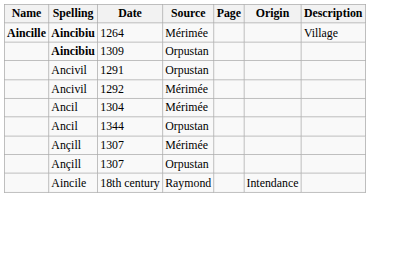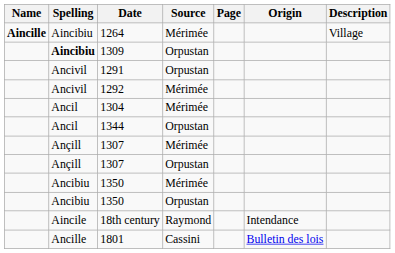(73, 32) bold -> (72, 32) normal
+ row: (112, 182)
+ row: (112, 201)
+ row: (112, 239)
